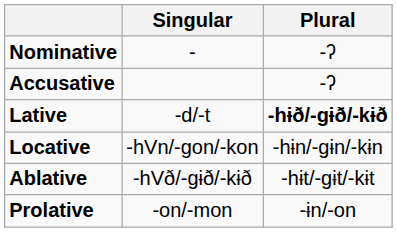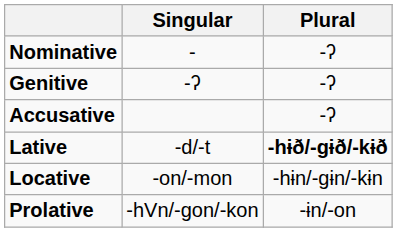+ row: (49, 83)
(192, 147) -hVn/-gon/-kon -> (192, 178) -on/-mon
- row: (48, 178)
(192, 210) -on/-mon -> (192, 210) -hVn/-gon/-kon
